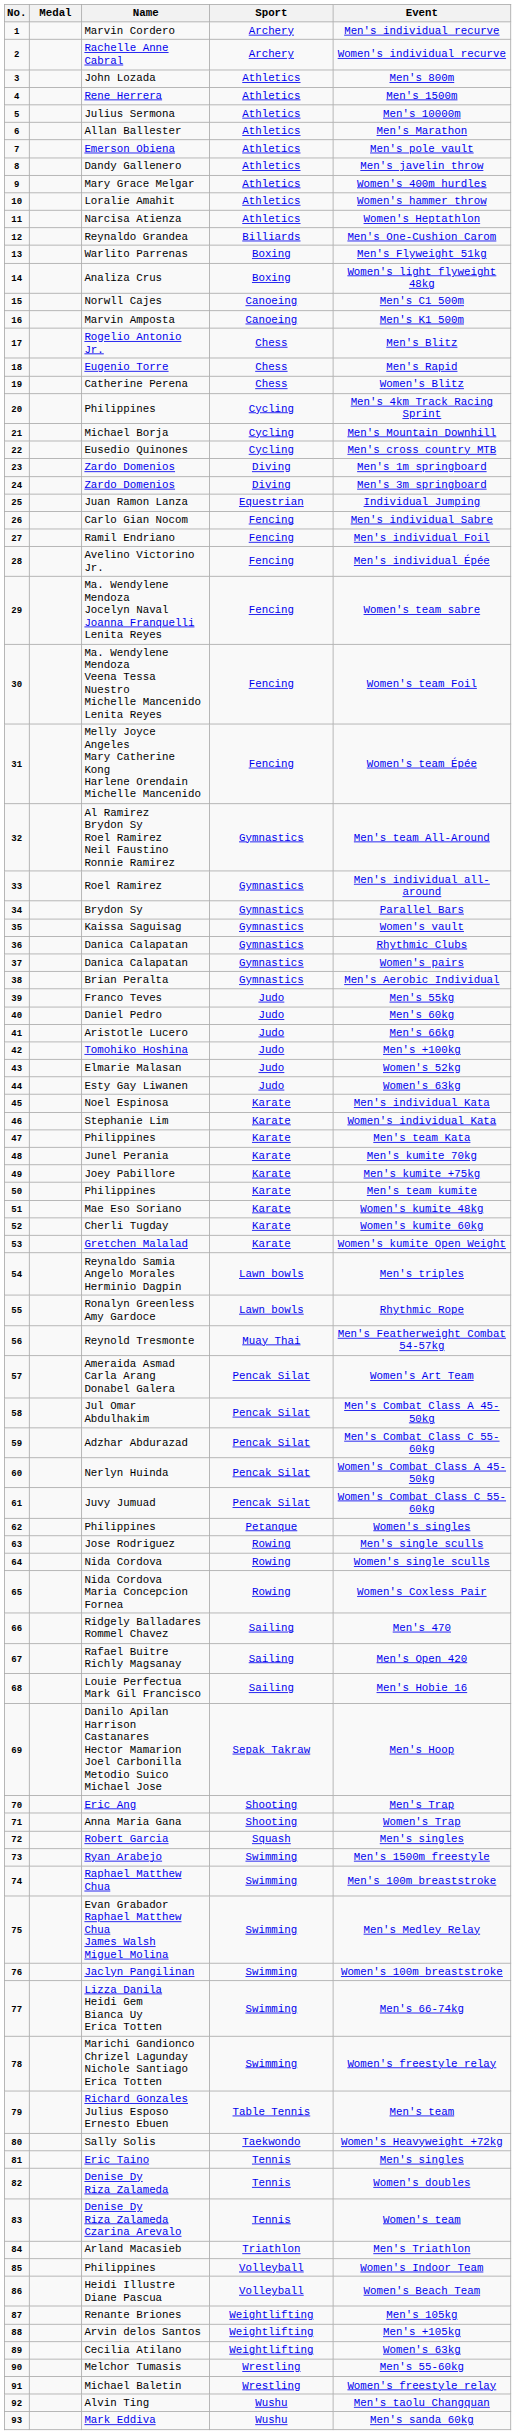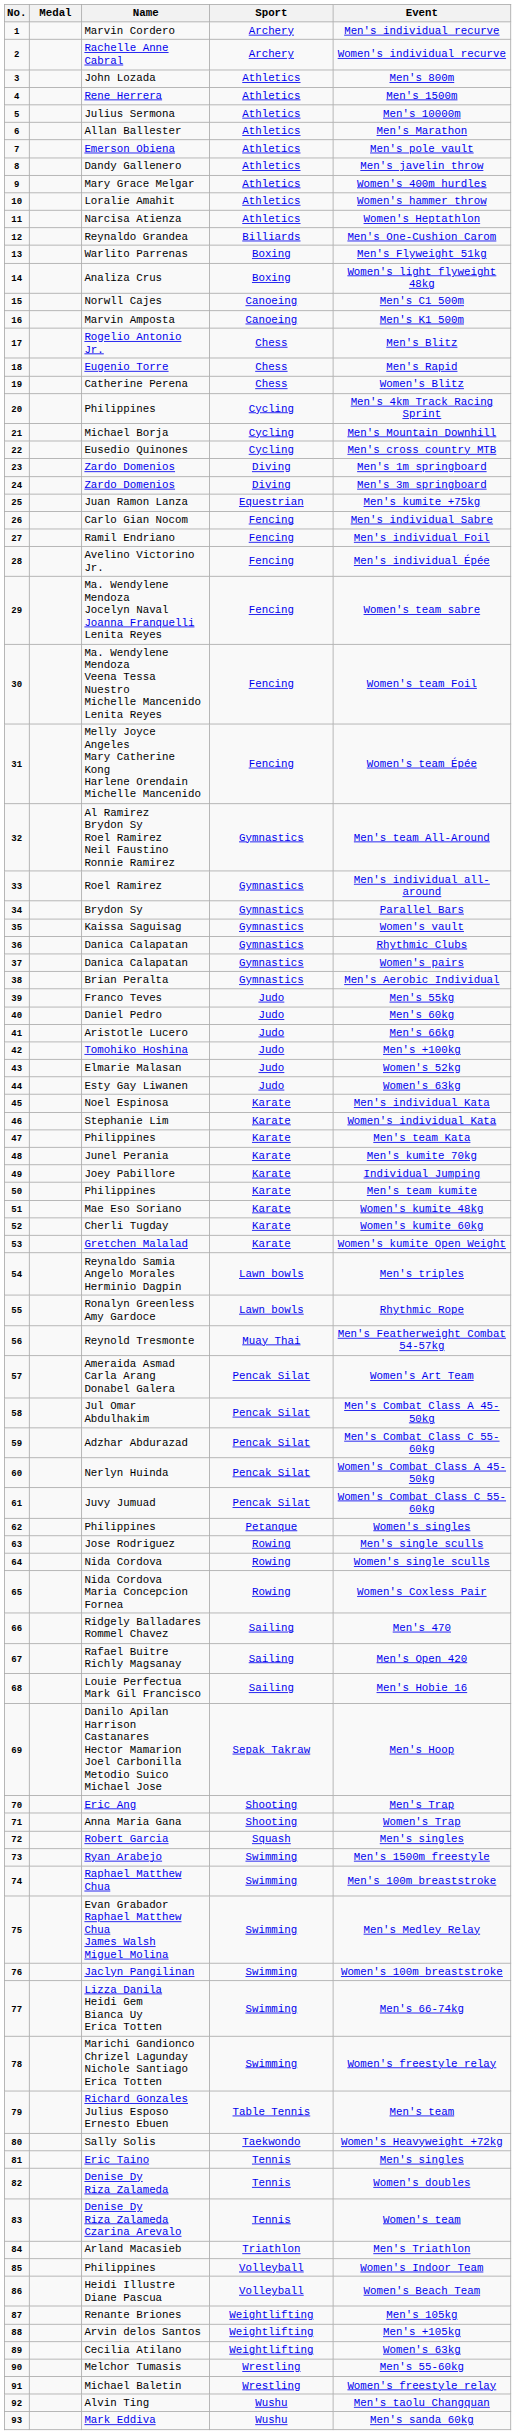(422, 503) Individual Jumping -> (422, 503) Men's kumite +75kg
(422, 1174) Men's kumite +75kg -> (422, 1174) Individual Jumping
